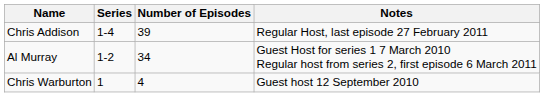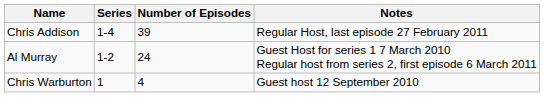(144, 57) 34 -> (144, 57) 24
